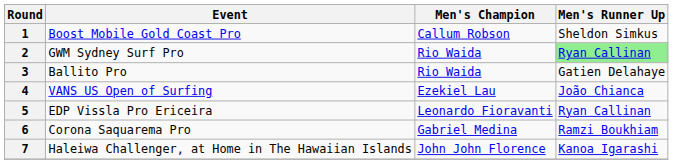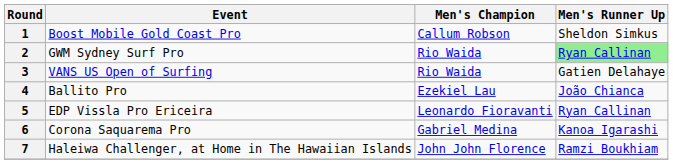(88, 72) Ballito Pro -> (130, 72) VANS US Open of Surfing
(130, 91) VANS US Open of Surfing -> (88, 91) Ballito Pro
(608, 130) Ramzi Boukhiam -> (608, 130) Kanoa Igarashi
(608, 149) Kanoa Igarashi -> (608, 149) Ramzi Boukhiam
